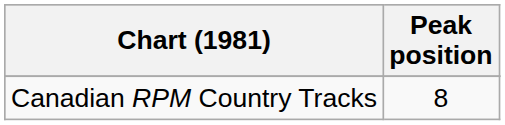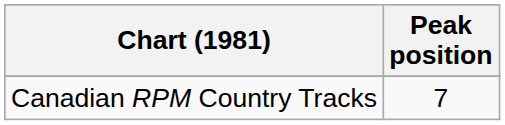(441, 97) 8 -> (441, 97) 7
